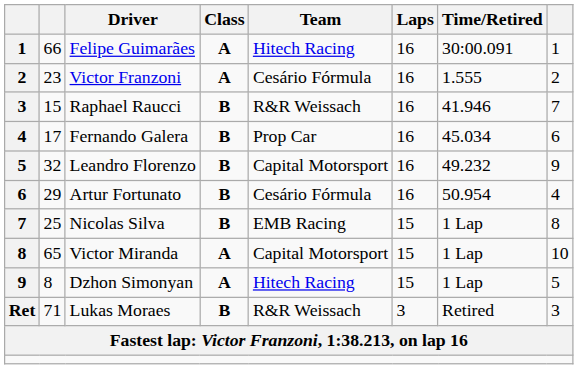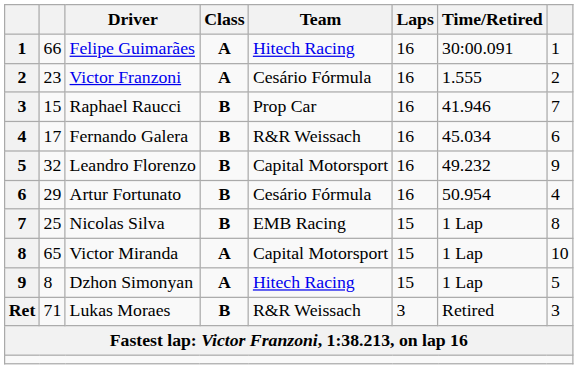(307, 107) R&R Weissach -> (285, 107) Prop Car
(285, 136) Prop Car -> (307, 136) R&R Weissach
